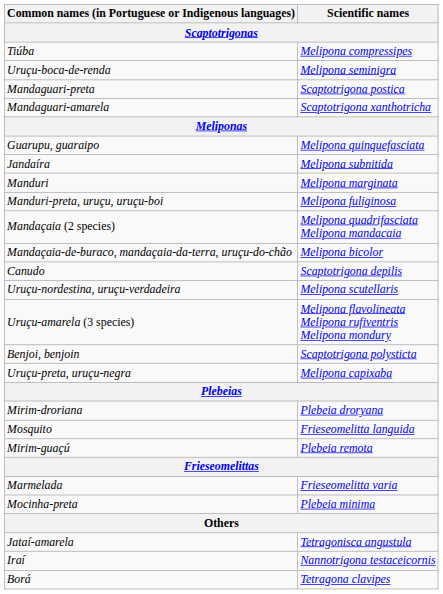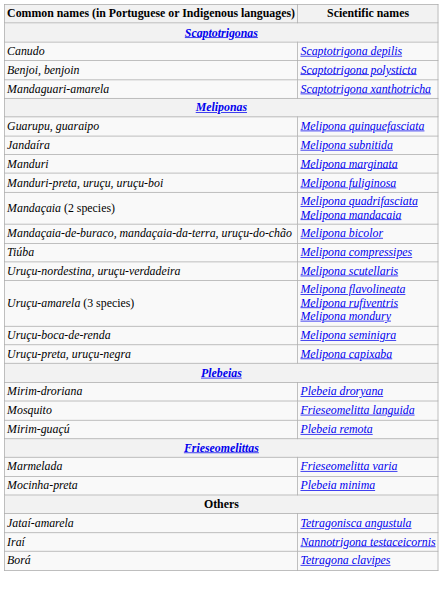rows swapped: (26, 271) <-> (21, 51)
rows swapped: (43, 354) <-> (59, 70)
- row: (51, 88)
